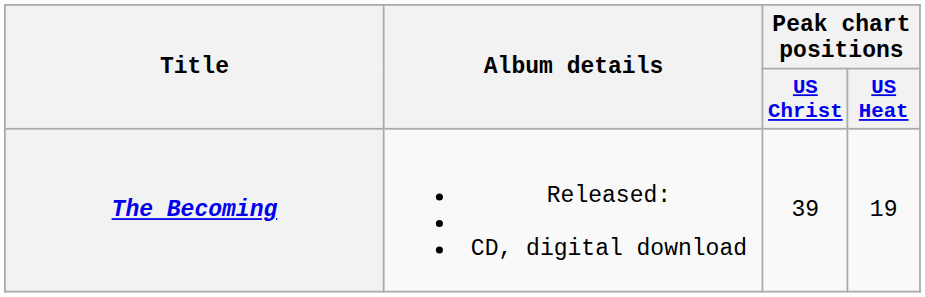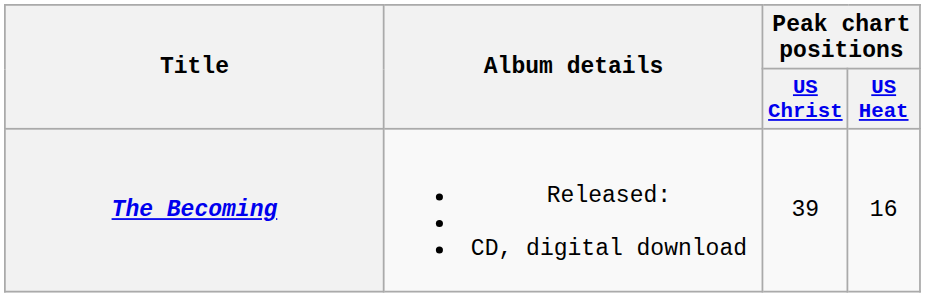(884, 210) 19 -> (884, 210) 16
